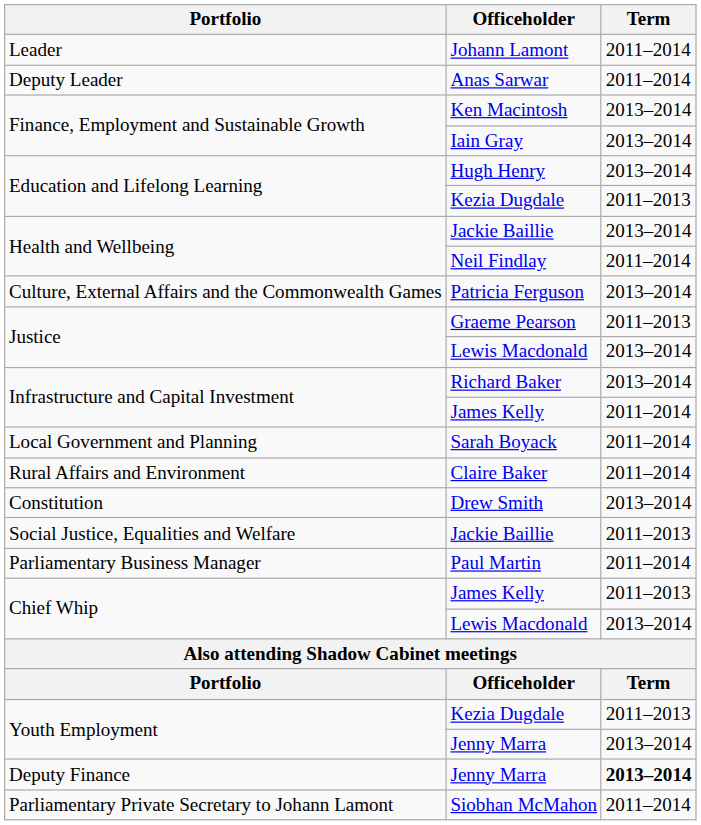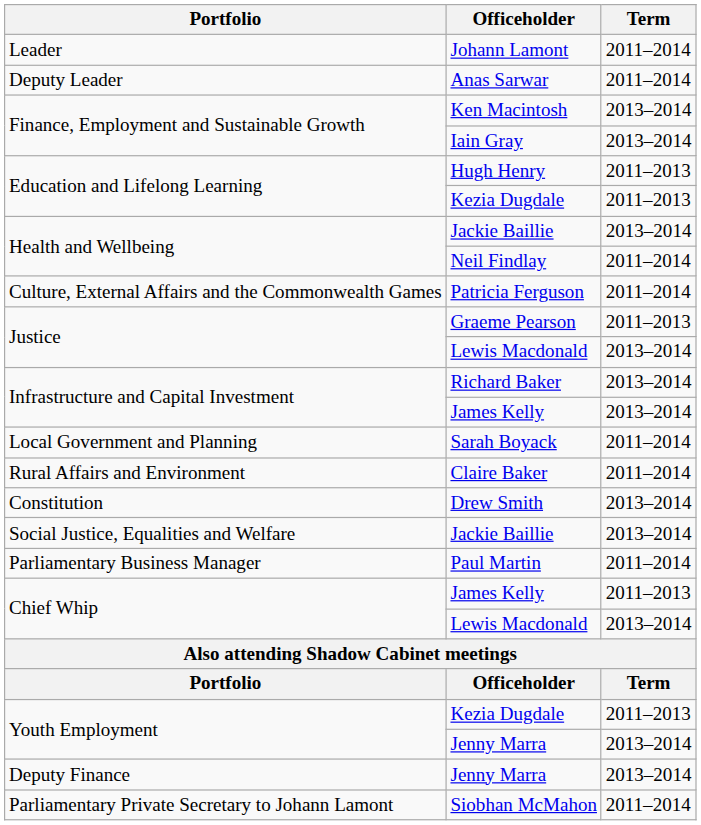(649, 170) 2013–2014 -> (648, 170) 2011–2013
(649, 291) 2013–2014 -> (648, 291) 2011–2014
(648, 412) 2011–2014 -> (649, 412) 2013–2014
(648, 532) 2011–2013 -> (649, 532) 2013–2014
(649, 774) bold -> (649, 774) normal
